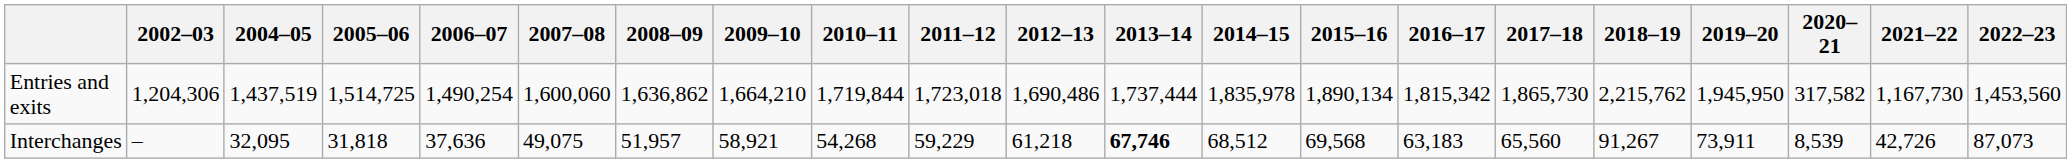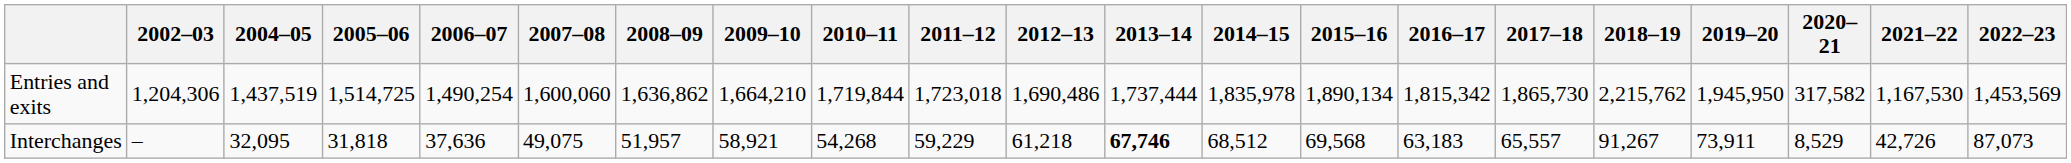(1919, 93) 1,167,730 -> (1919, 93) 1,167,530
(2017, 93) 1,453,560 -> (2017, 93) 1,453,569
(1531, 140) 65,560 -> (1531, 140) 65,557
(1819, 140) 8,539 -> (1819, 140) 8,529
